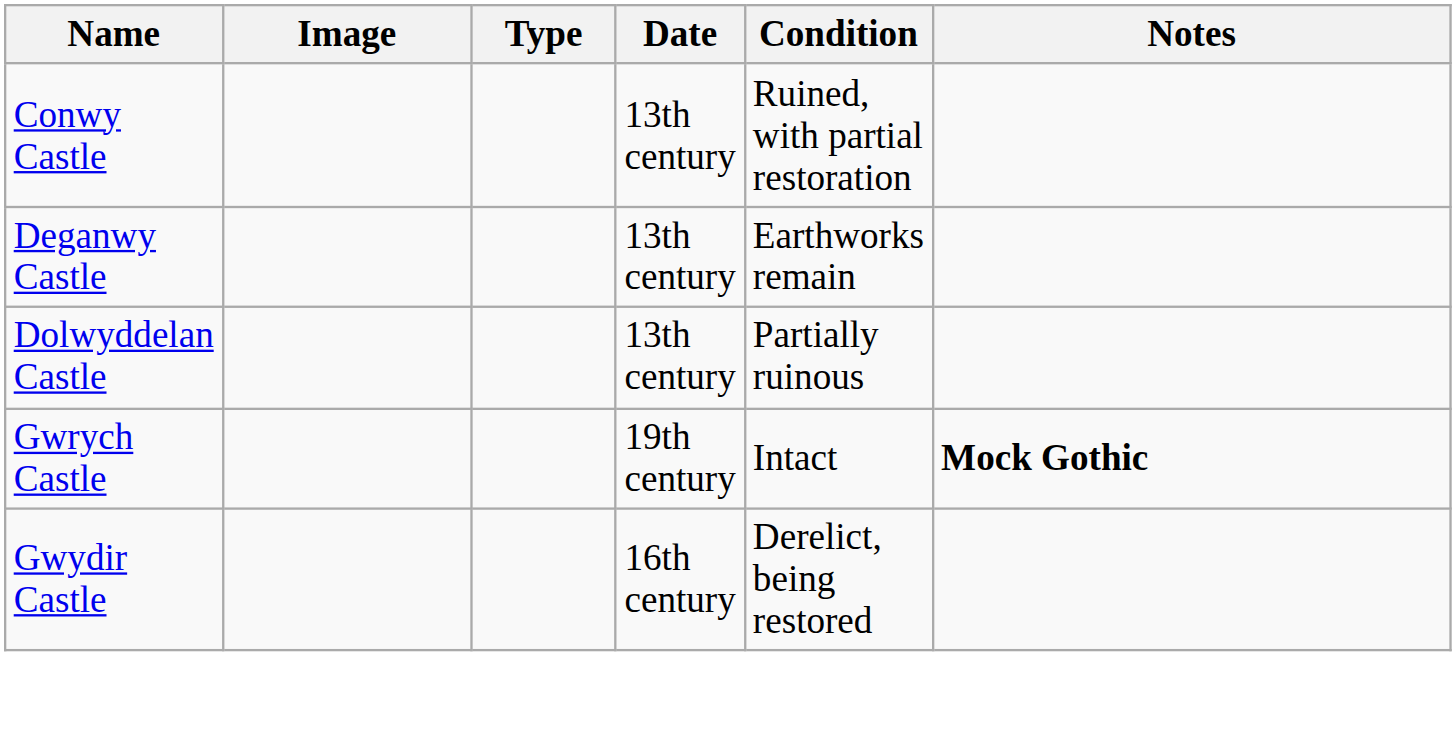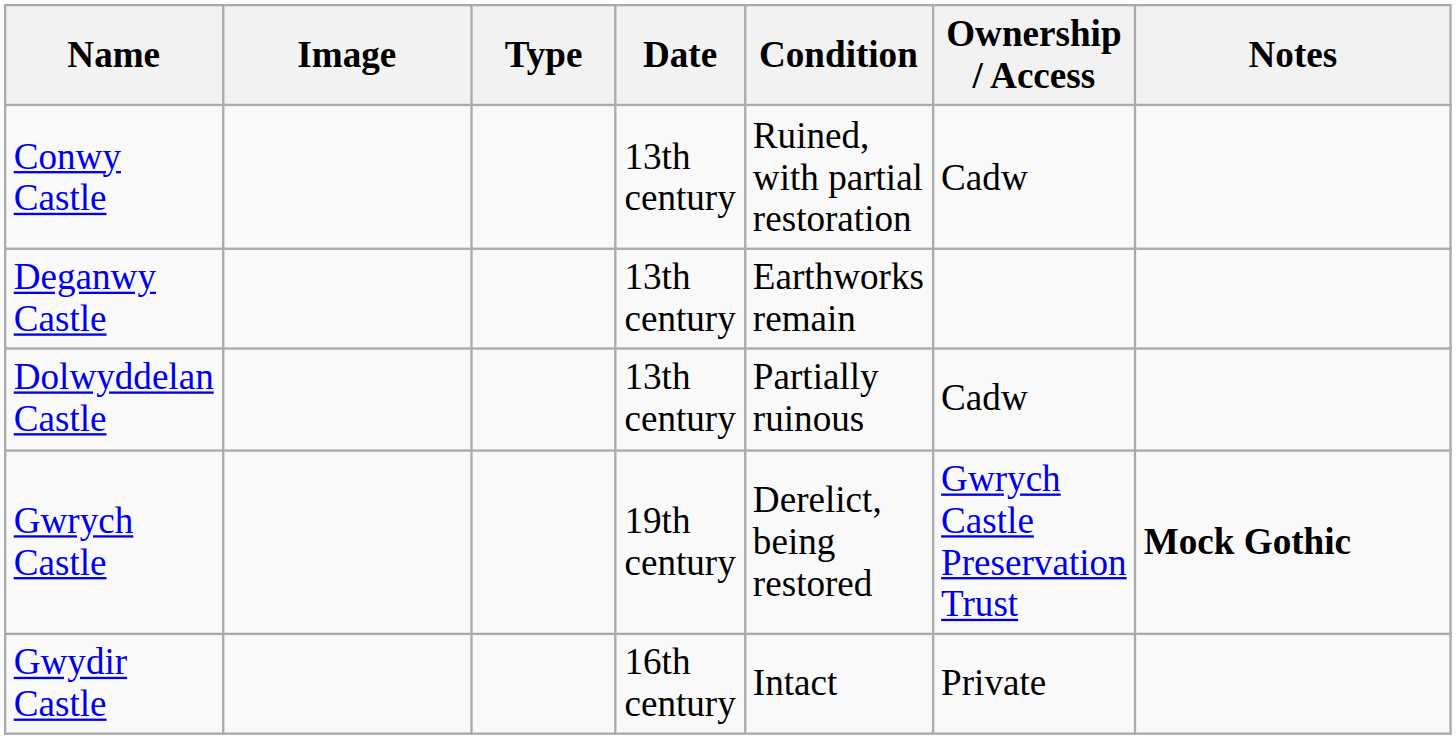+ column: (1034, 54)
(795, 457) Intact -> (817, 540) Derelict, being restored
(817, 578) Derelict, being restored -> (795, 683) Intact
